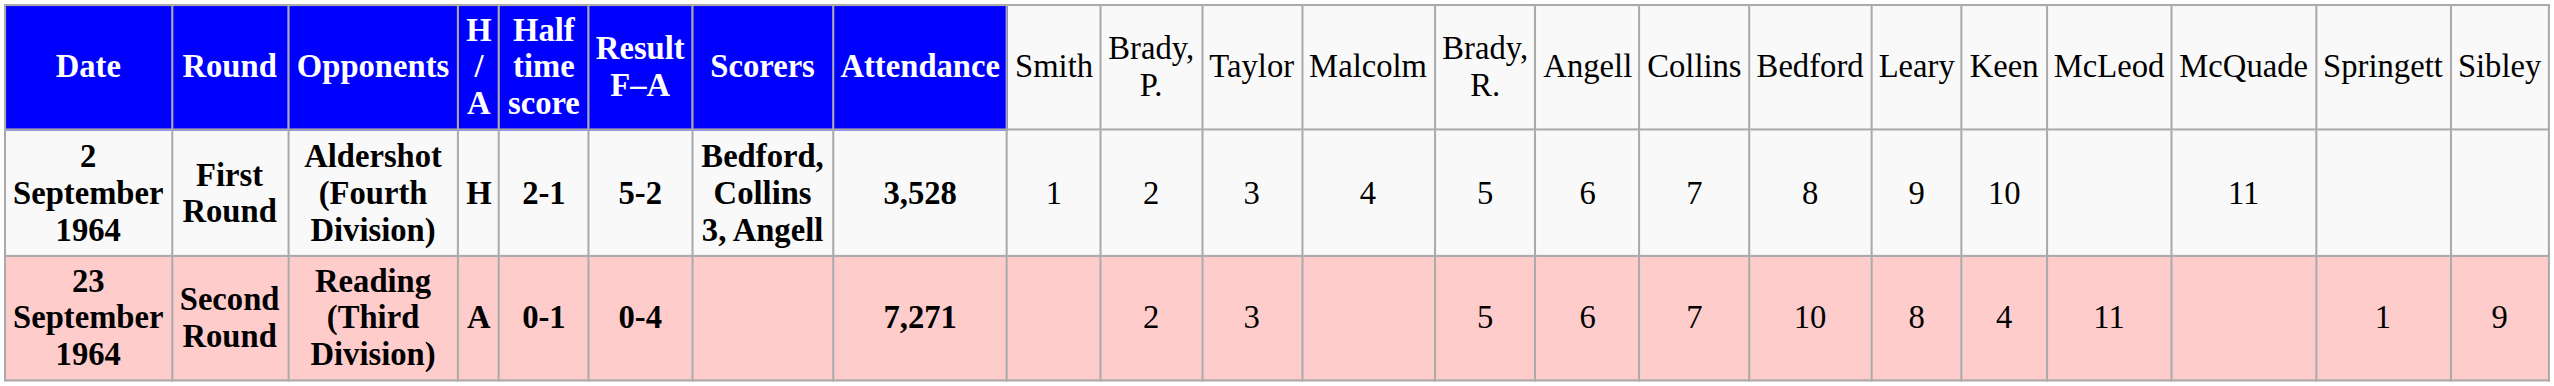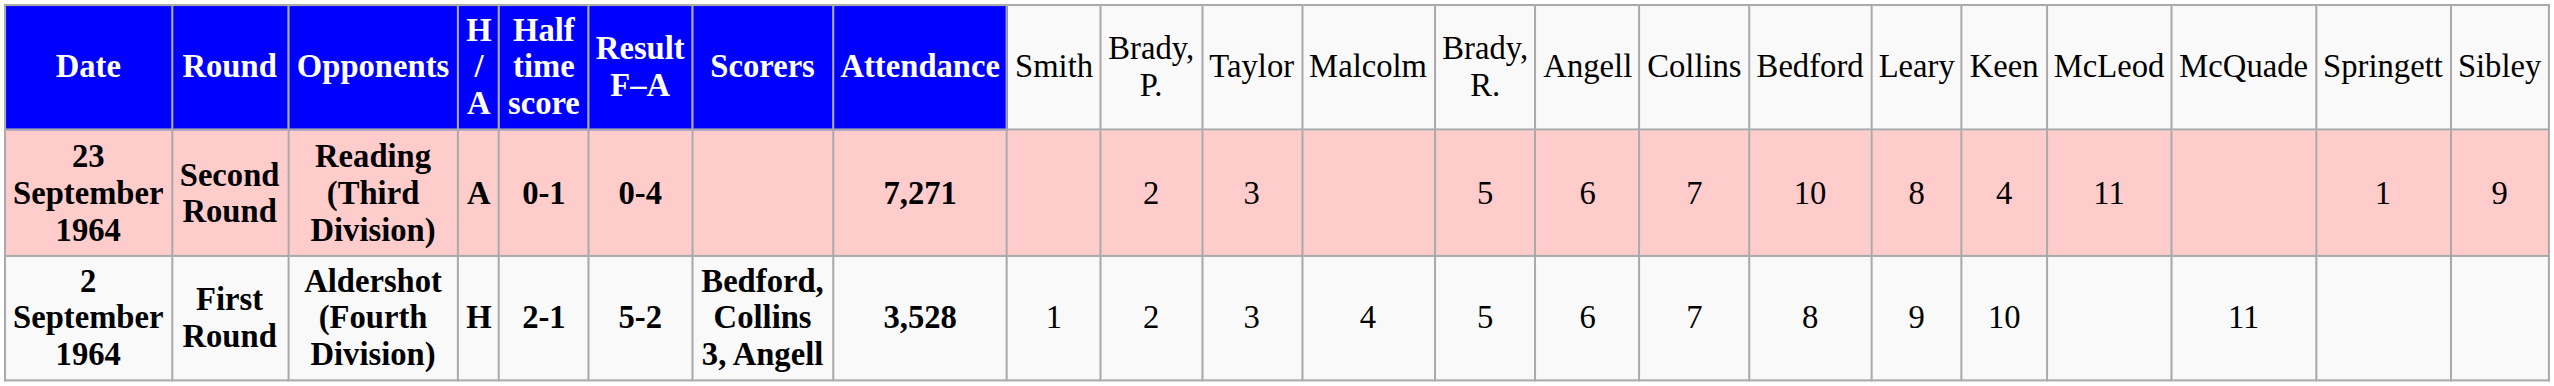rows swapped: (88, 192) <-> (88, 317)
